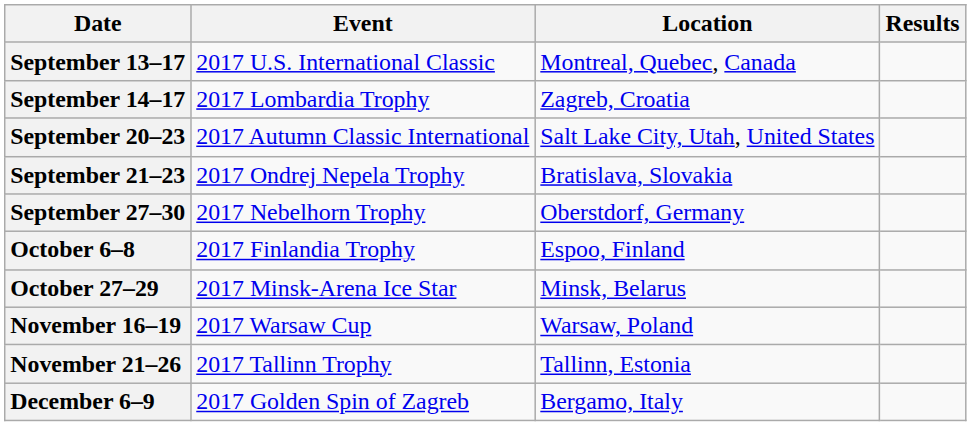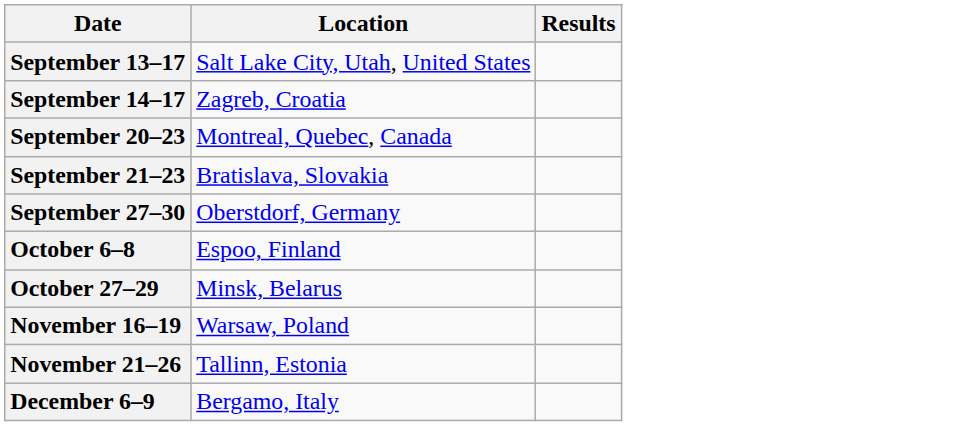- column: (363, 23)
(668, 61) Montreal, Quebec, Canada -> (363, 61) Salt Lake City, Utah, United States
(707, 136) Salt Lake City, Utah, United States -> (324, 136) Montreal, Quebec, Canada
